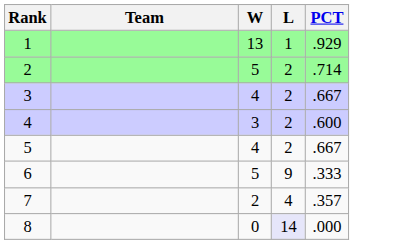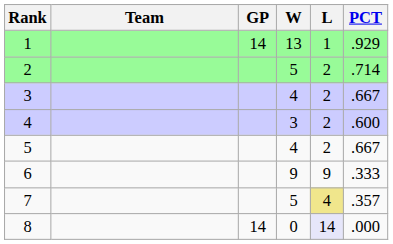+ column: (258, 17)
(255, 174) 5 -> (294, 174) 9
(255, 200) 2 -> (294, 200) 5
(288, 200) no background -> (327, 200) khaki background
